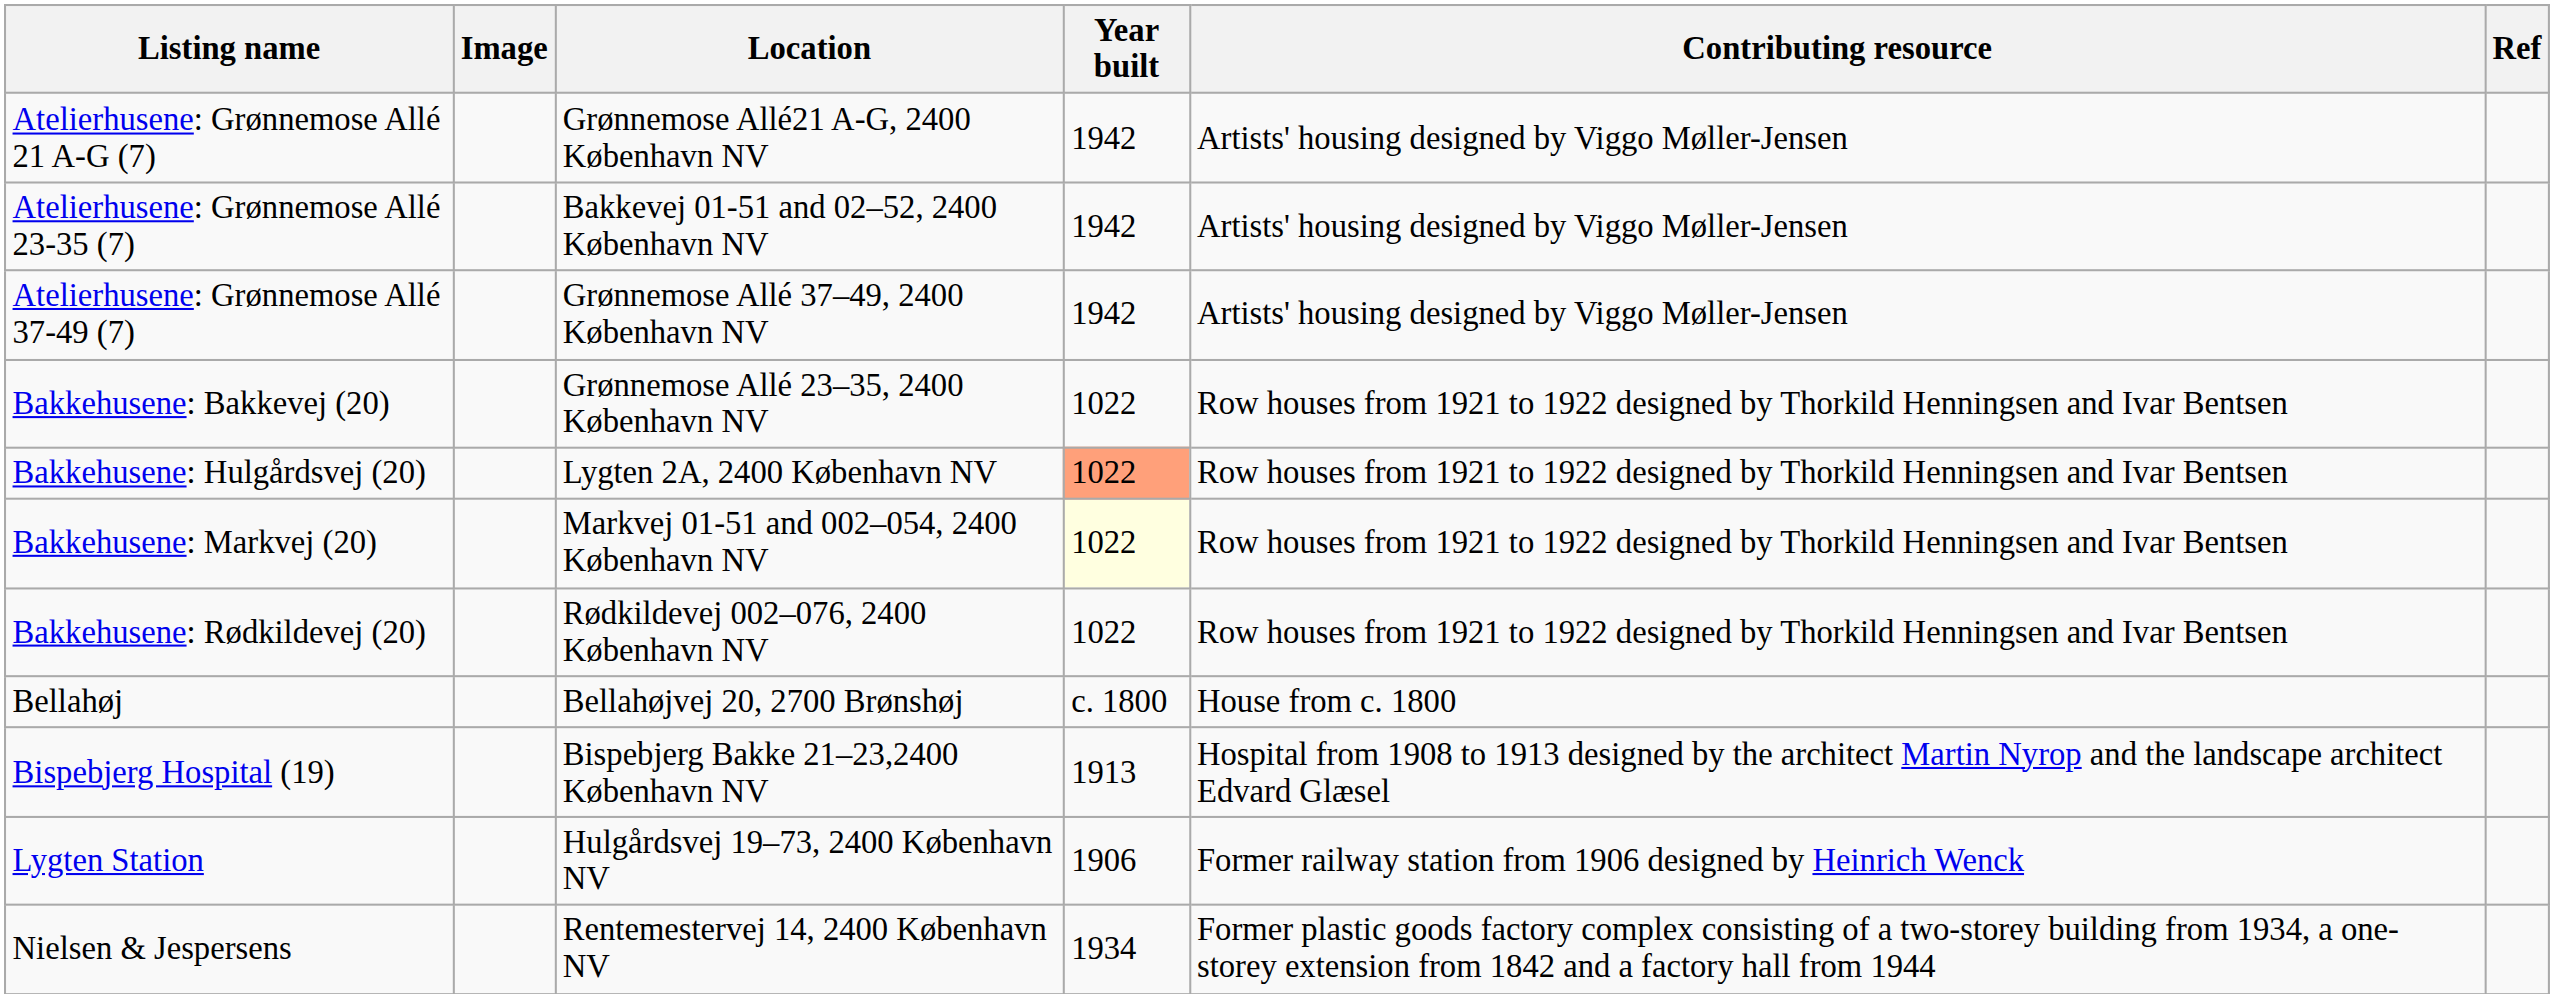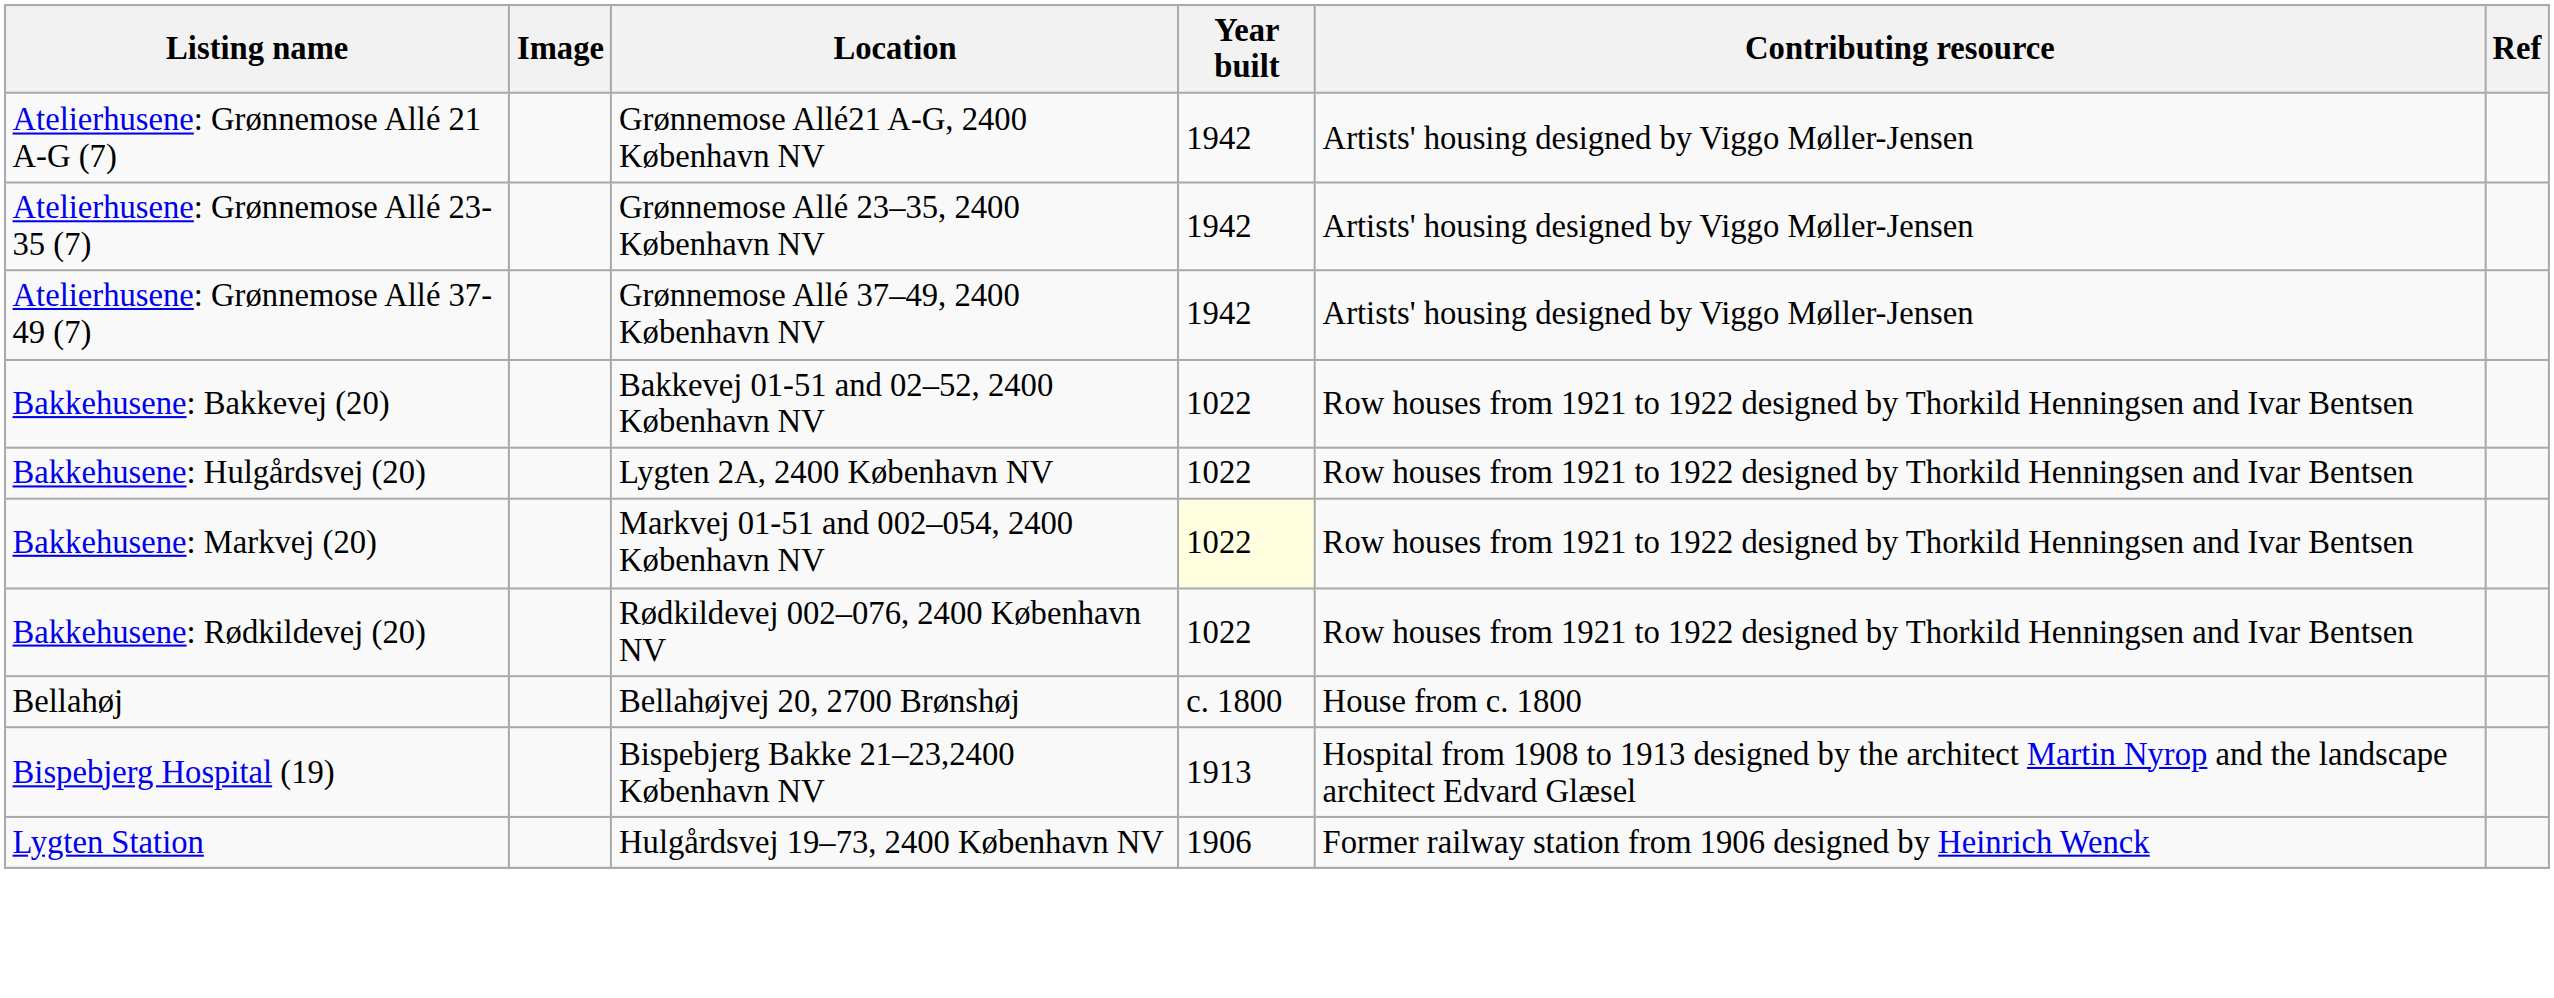(780, 225) Bakkevej 01-51 and 02–52, 2400 København NV -> (819, 225) Grønnemose Allé 23–35, 2400 København NV
(763, 402) Grønnemose Allé 23–35, 2400 København NV -> (836, 402) Bakkevej 01-51 and 02–52, 2400 København NV
(1104, 472) lightsalmon background -> (1219, 472) no background
- row: (152, 948)
